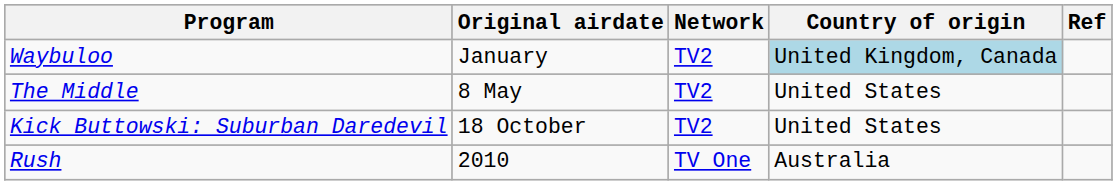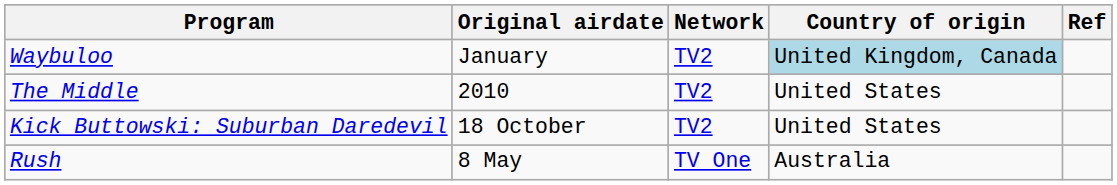(490, 92) 8 May -> (484, 92) 2010
(484, 162) 2010 -> (490, 162) 8 May
